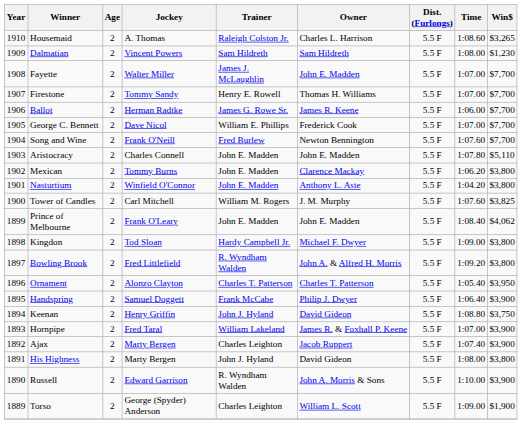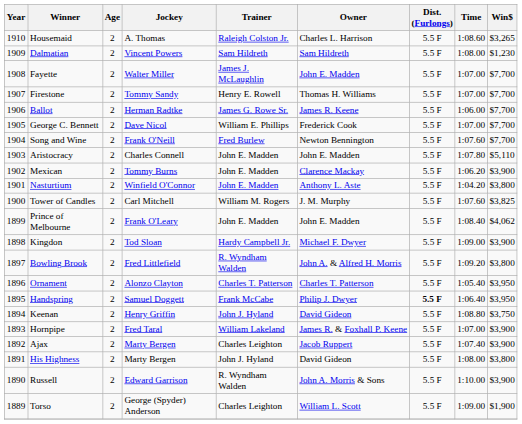(502, 171) $3,800 -> (502, 171) $3,900
(502, 242) $3,800 -> (502, 242) $3,900
(432, 299) normal -> (432, 299) bold
(502, 299) $3,900 -> (502, 299) $3,950
